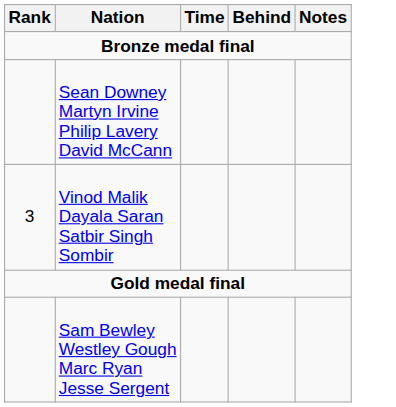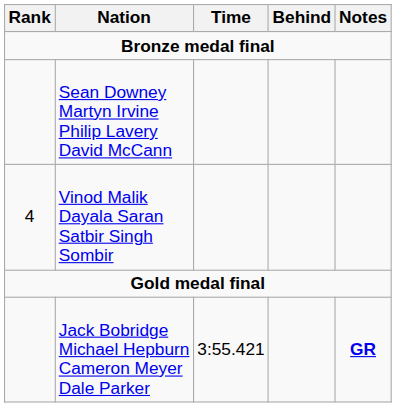(30, 217) 3 -> (30, 217) 4
+ row: (124, 359)
- row: (118, 359)
